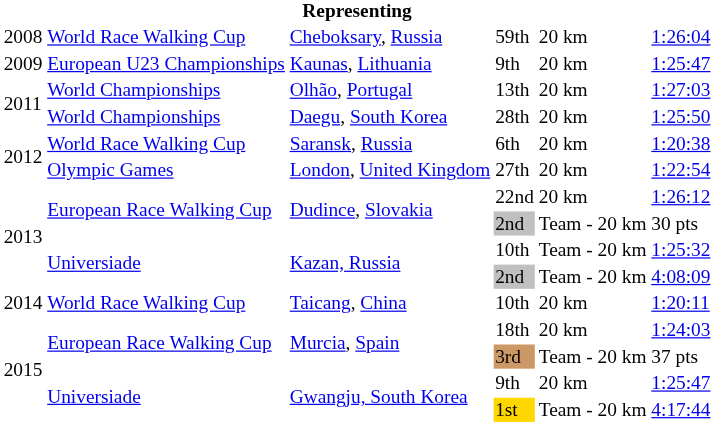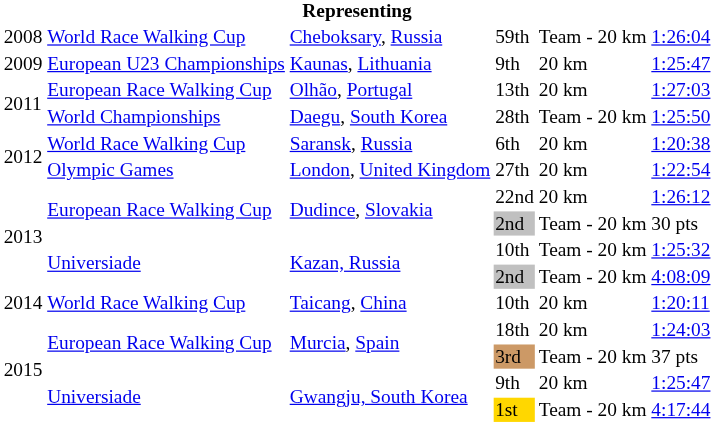(563, 37) 20 km -> (593, 37) Team - 20 km
(134, 90) World Championships -> (159, 90) European Race Walking Cup
(563, 116) 20 km -> (593, 116) Team - 20 km
